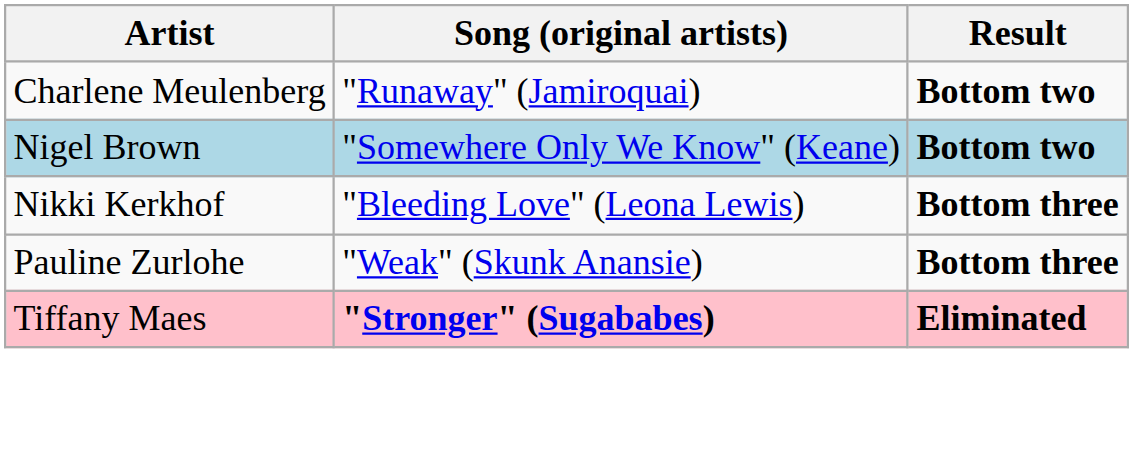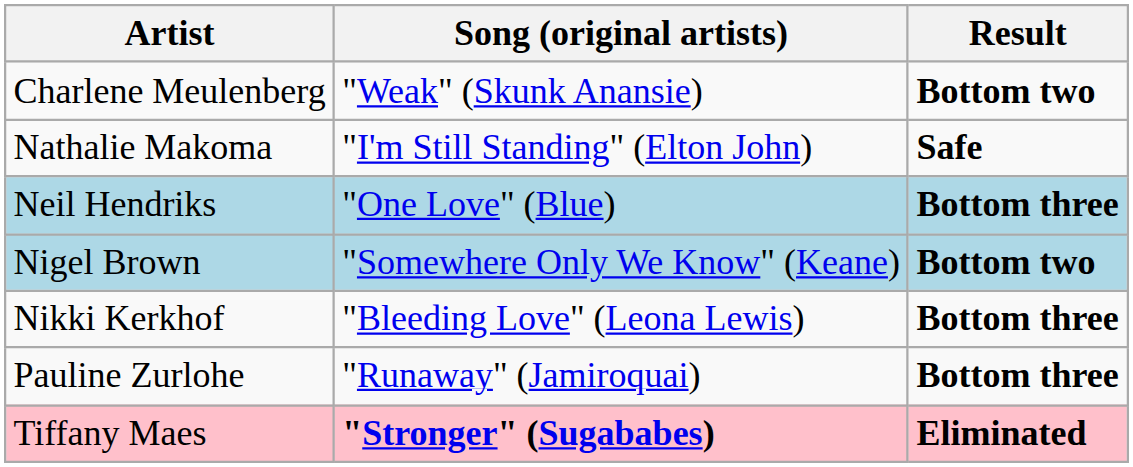(521, 90) "Runaway" (Jamiroquai) -> (522, 90) "Weak" (Skunk Anansie)
+ row: (143, 147)
+ row: (115, 204)
(522, 261) "Weak" (Skunk Anansie) -> (521, 375) "Runaway" (Jamiroquai)
